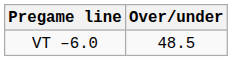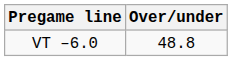(176, 43) 48.5 -> (176, 43) 48.8
